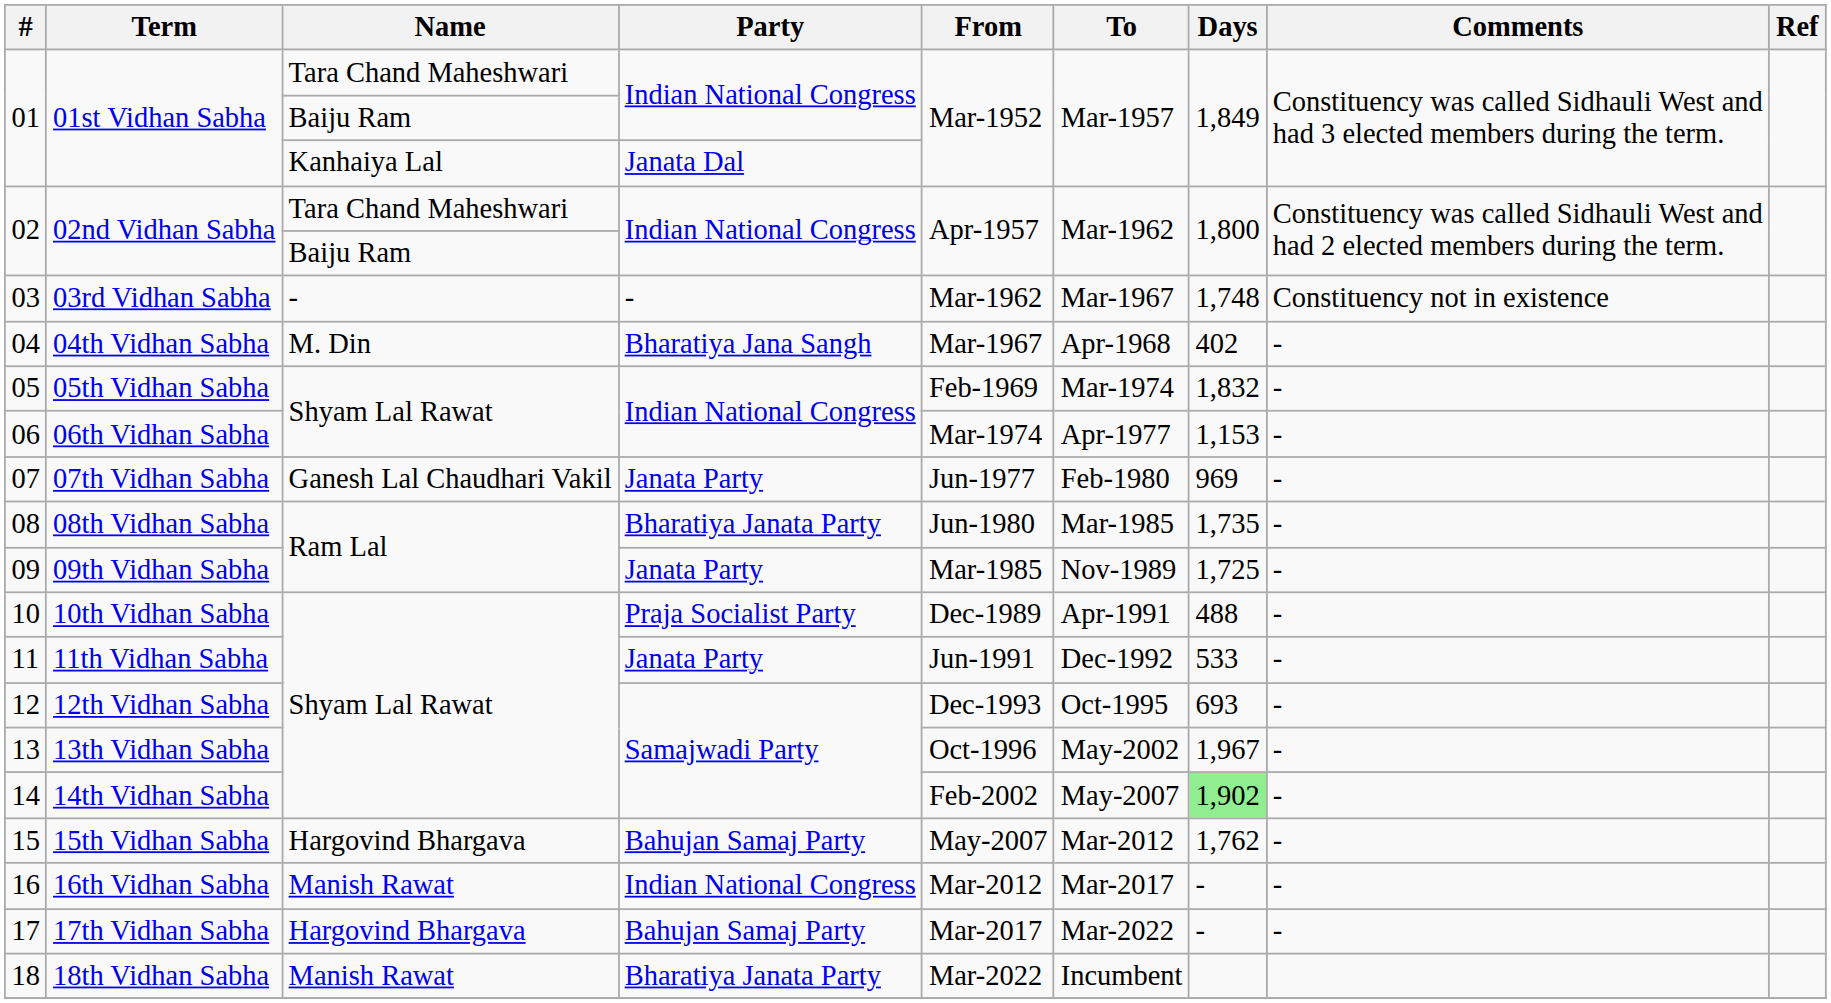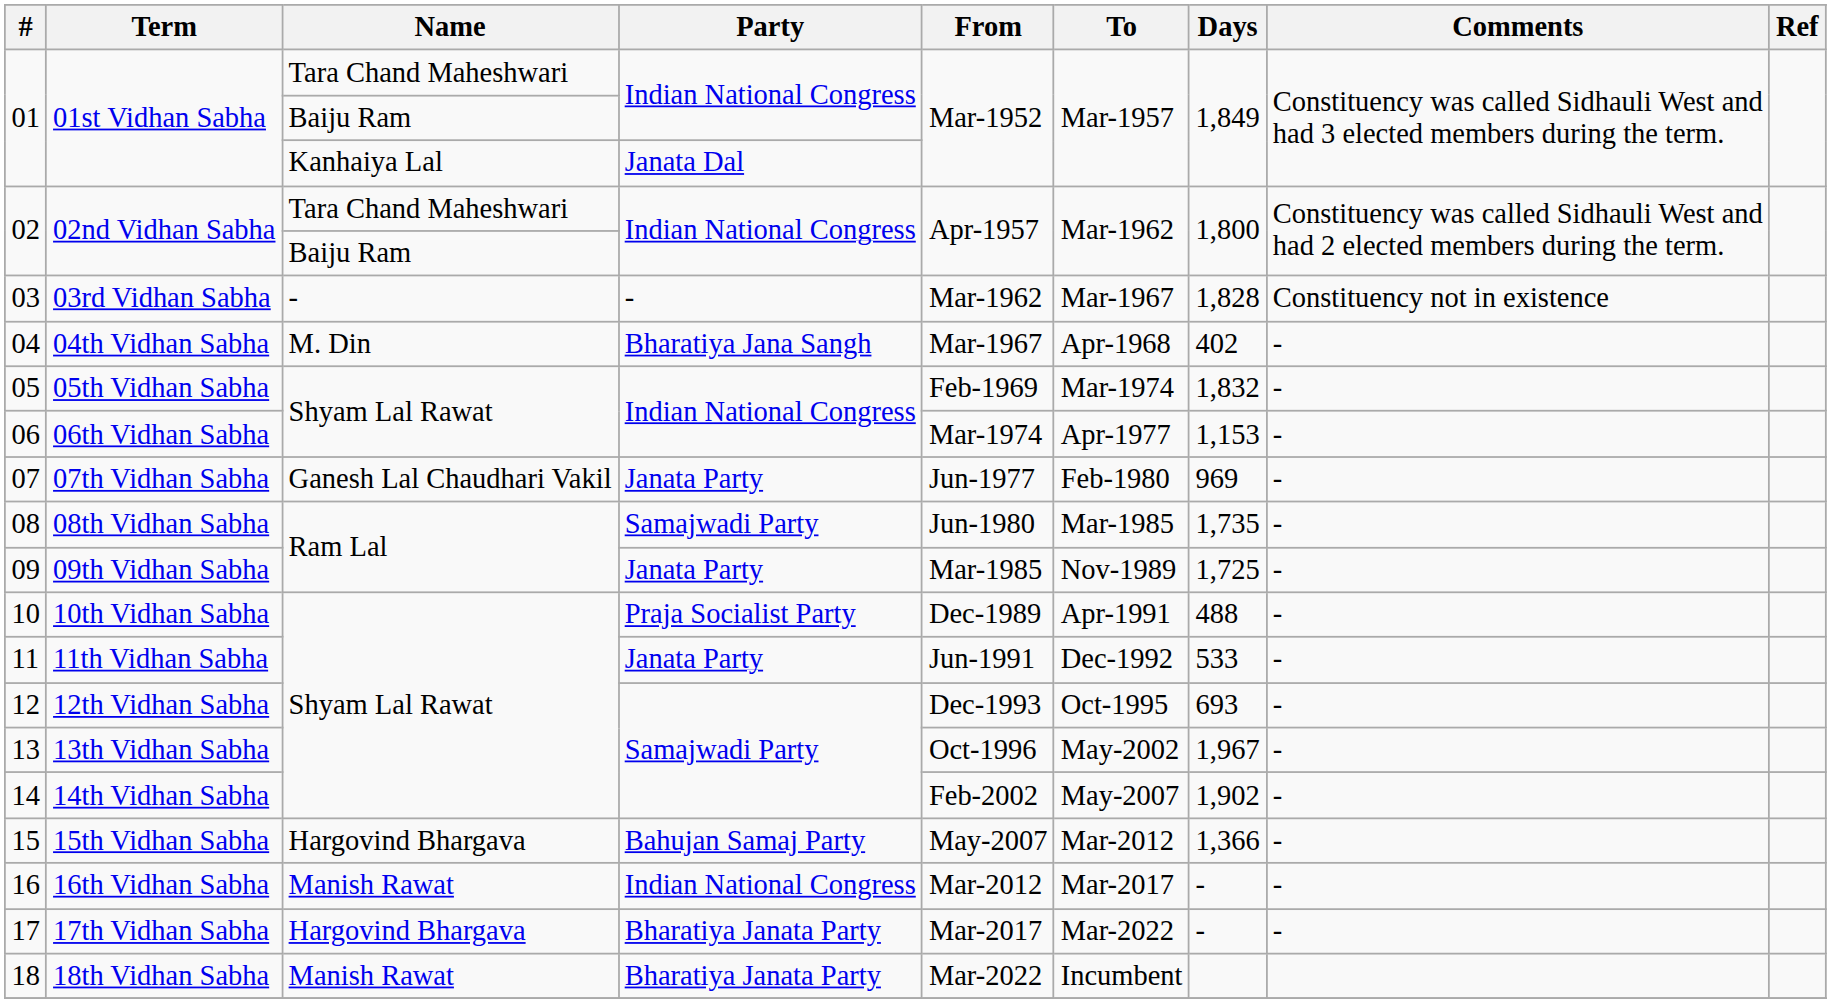(1228, 298) 1,748 -> (1228, 298) 1,828
(753, 523) Bharatiya Janata Party -> (722, 523) Samajwadi Party
(1228, 794) lightgreen background -> (1228, 794) no background
(1228, 840) 1,762 -> (1228, 840) 1,366
(745, 930) Bahujan Samaj Party -> (753, 930) Bharatiya Janata Party
